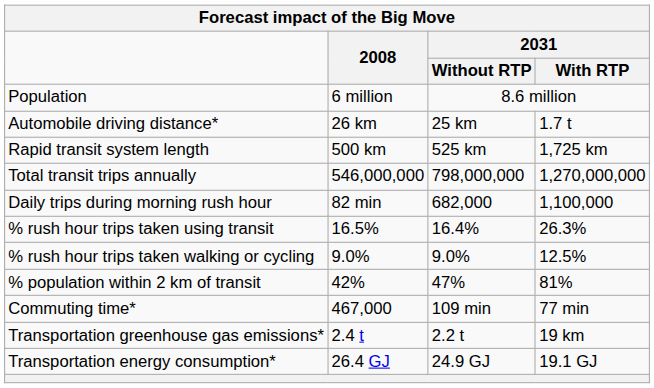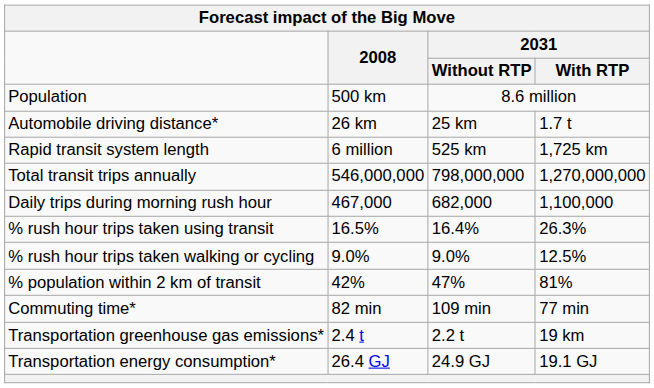(362, 97) 6 million -> (359, 97) 500 km
(359, 150) 500 km -> (362, 150) 6 million
(357, 203) 82 min -> (362, 203) 467,000
(362, 308) 467,000 -> (357, 308) 82 min
